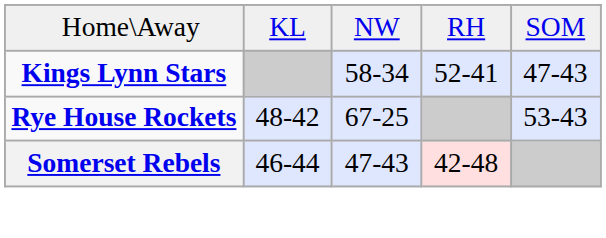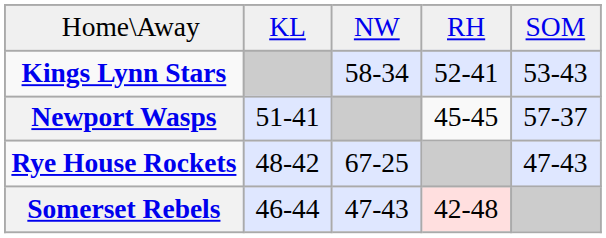(555, 72) 47-43 -> (555, 72) 53-43
+ row: (124, 117)
(555, 117) 53-43 -> (555, 163) 47-43
